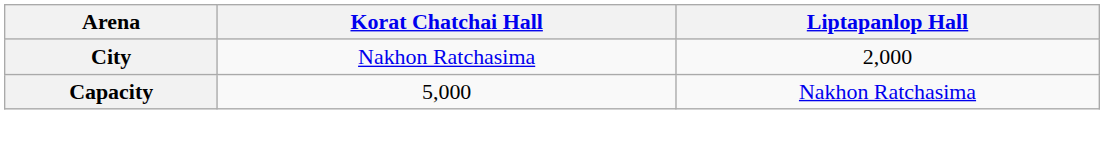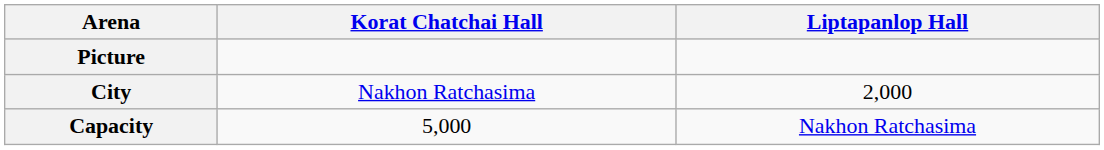+ row: (111, 56)
